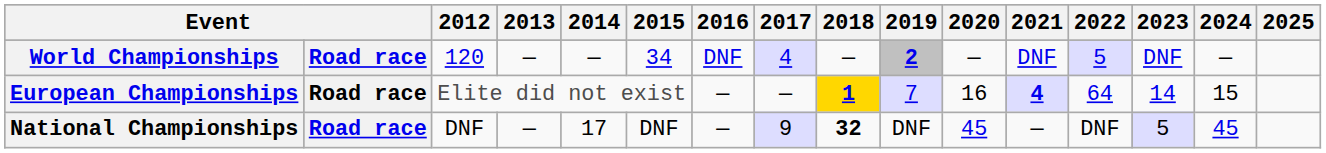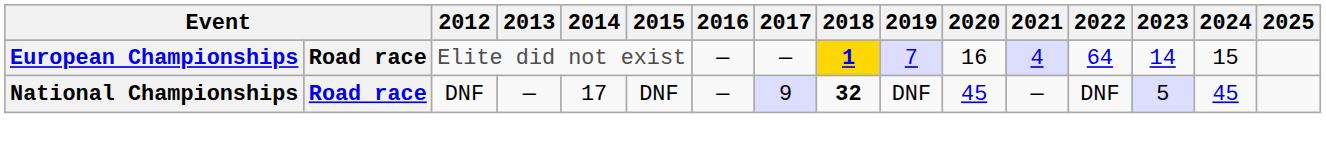- row: (154, 58)
(1037, 94) bold -> (1037, 58) normal
